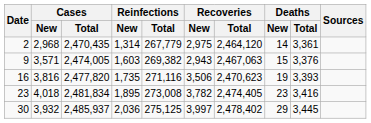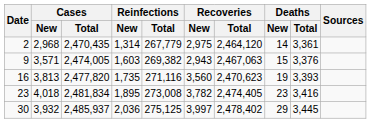(46, 77) 3,816 -> (46, 77) 3,813
(199, 77) 3,506 -> (199, 77) 3,560
